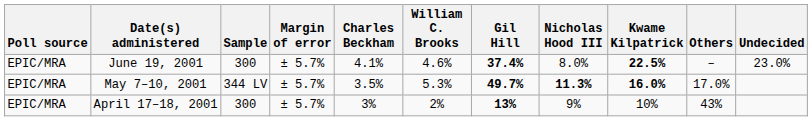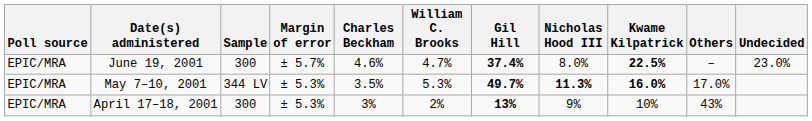(369, 64) 4.1% -> (369, 64) 4.6%
(437, 64) 4.6% -> (437, 64) 4.7%
(302, 84) ± 5.7% -> (302, 84) ± 5.3%
(302, 105) ± 5.7% -> (302, 105) ± 5.3%
